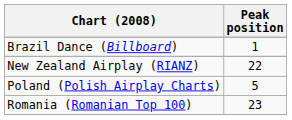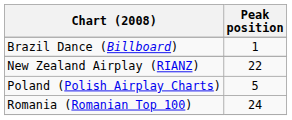(255, 105) 23 -> (255, 105) 24
